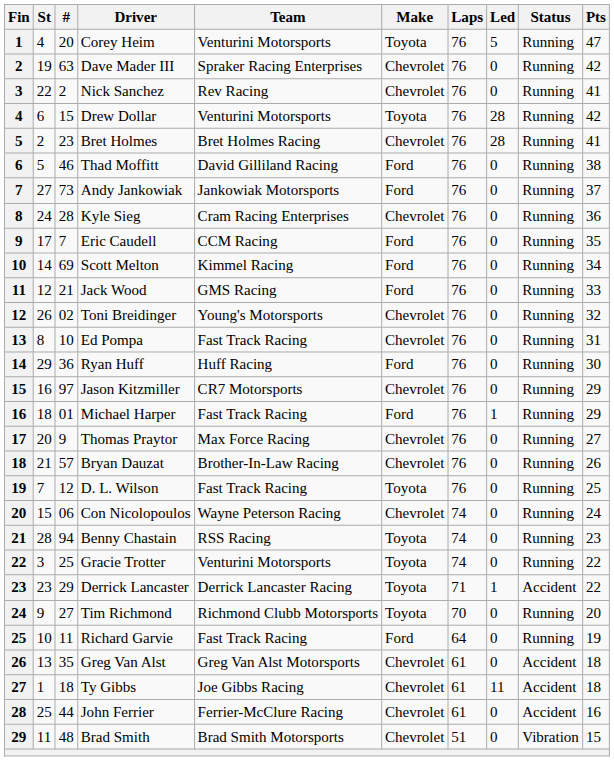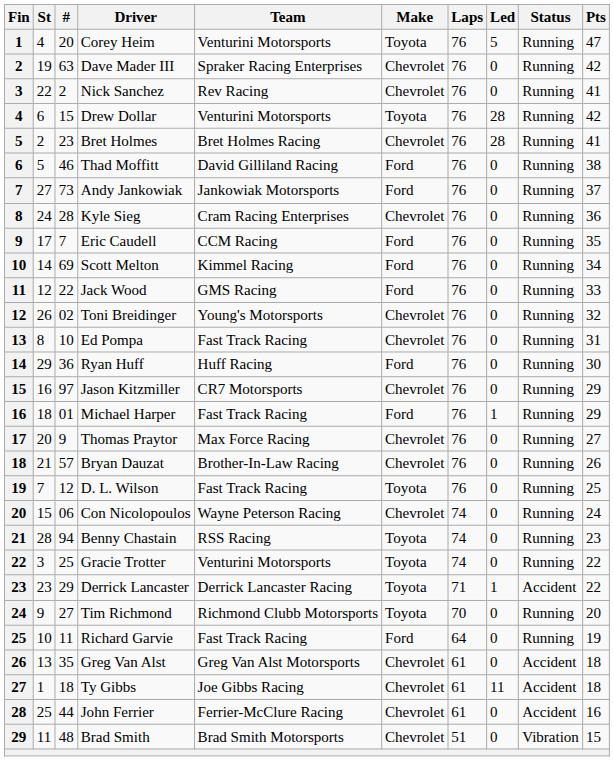(66, 290) 21 -> (66, 290) 22
